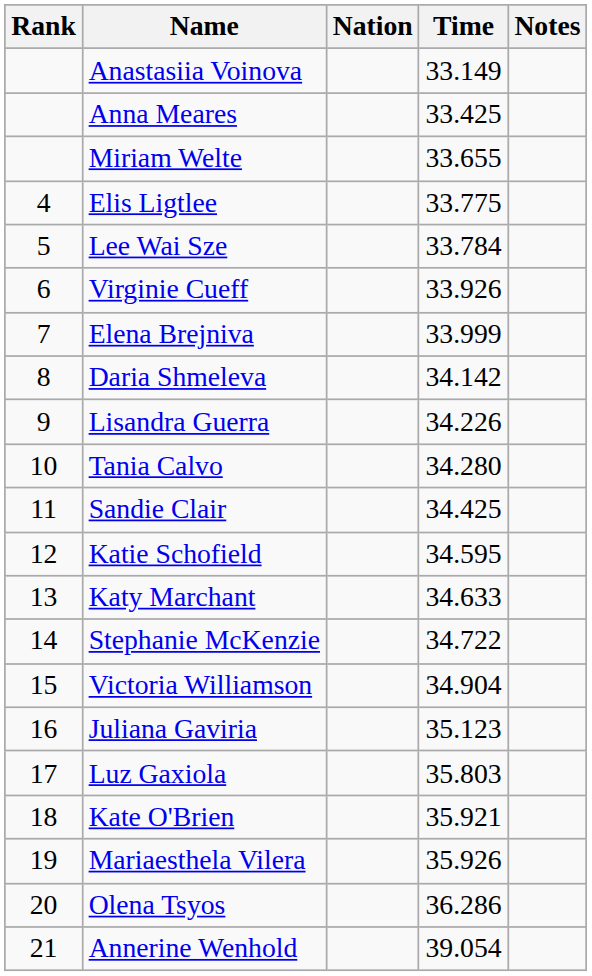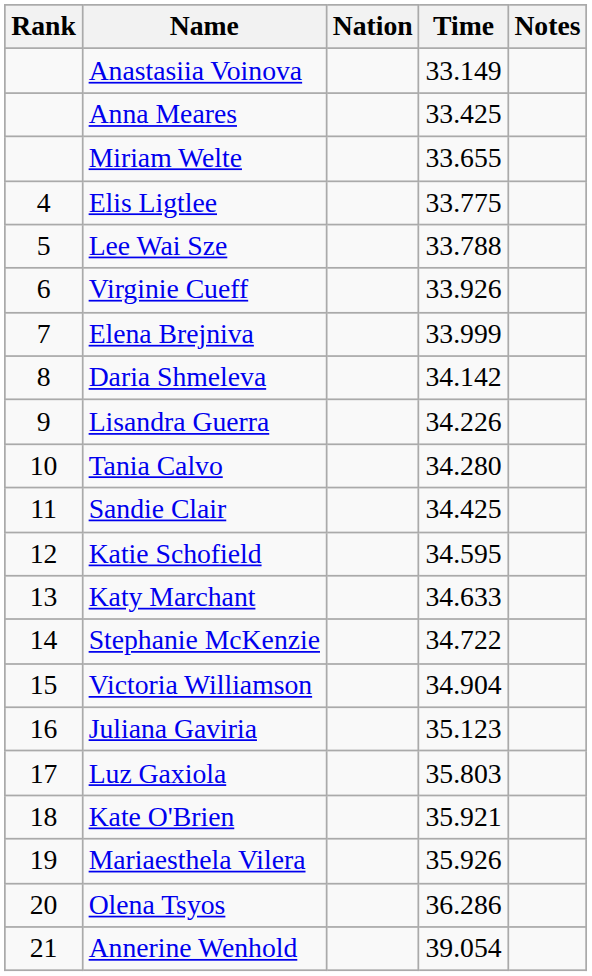(464, 245) 33.784 -> (464, 245) 33.788
